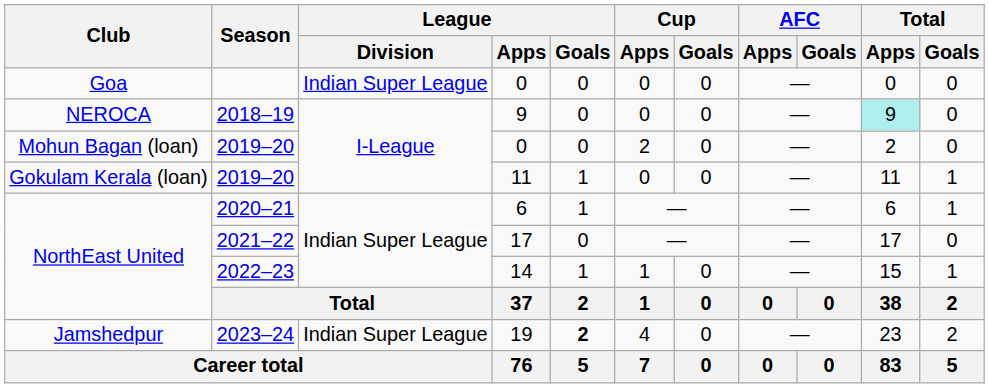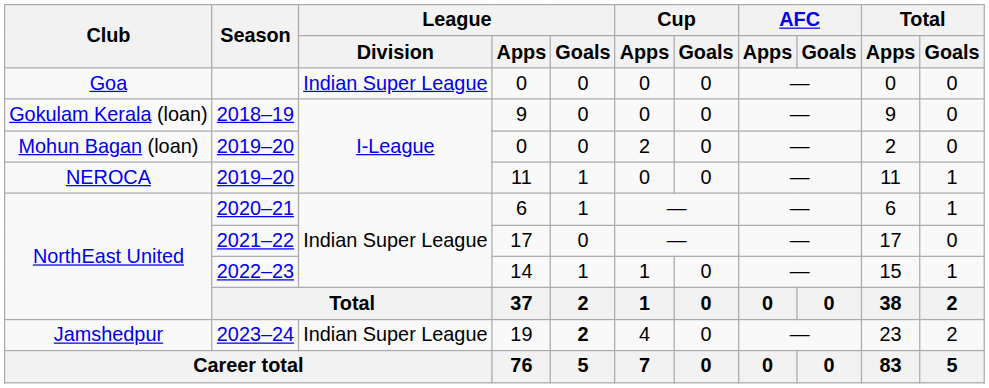(108, 114) NEROCA -> (108, 114) Gokulam Kerala (loan)
(891, 114) paleturquoise background -> (891, 114) no background
(108, 177) Gokulam Kerala (loan) -> (108, 177) NEROCA
